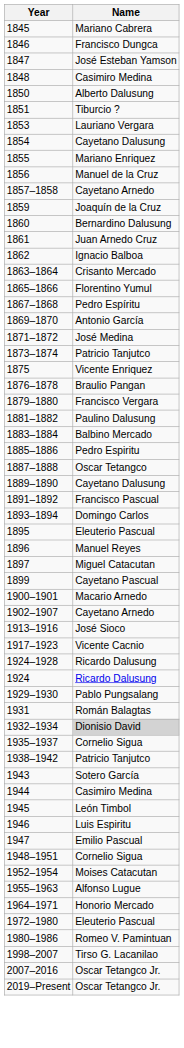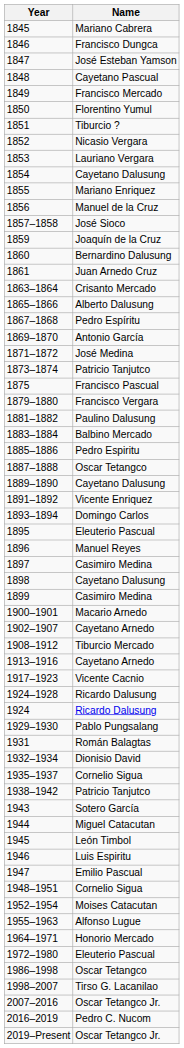(114, 77) Casimiro Medina -> (117, 77) Cayetano Pascual
+ row: (18, 93)
(114, 93) Alberto Dalusung -> (114, 110) Florentino Yumul
+ row: (18, 142)
(115, 191) Cayetano Arnedo -> (100, 223) José Sioco
- row: (18, 256)
(114, 288) Florentino Yumul -> (114, 304) Alberto Dalusung
(114, 369) Vicente Enriquez -> (117, 386) Francisco Pascual
- row: (32, 386)
(117, 499) Francisco Pascual -> (114, 499) Vicente Enriquez
(115, 564) Miguel Catacutan -> (114, 564) Casimiro Medina
+ row: (18, 581)
(117, 581) Cayetano Pascual -> (114, 597) Casimiro Medina
+ row: (32, 645)
(100, 629) José Sioco -> (115, 662) Cayetano Arnedo
(108, 727) lightgrey background -> (108, 759) no background
(114, 792) Casimiro Medina -> (115, 824) Miguel Catacutan
- row: (32, 938)
+ row: (32, 970)
+ row: (32, 1019)
